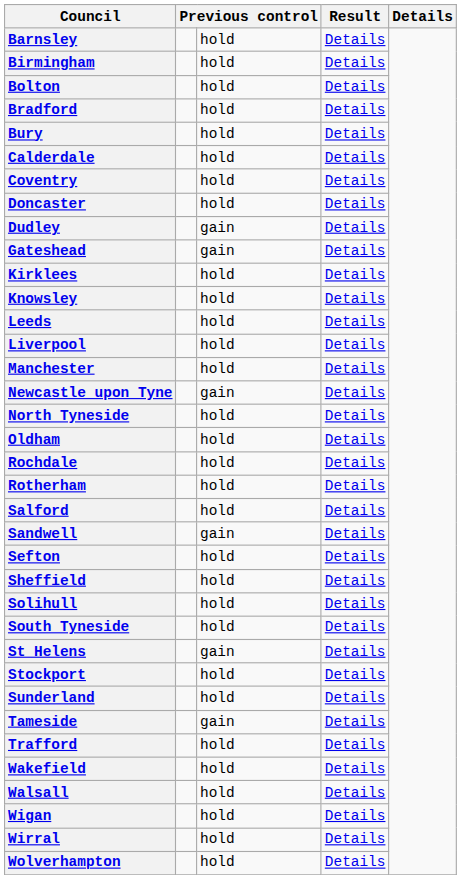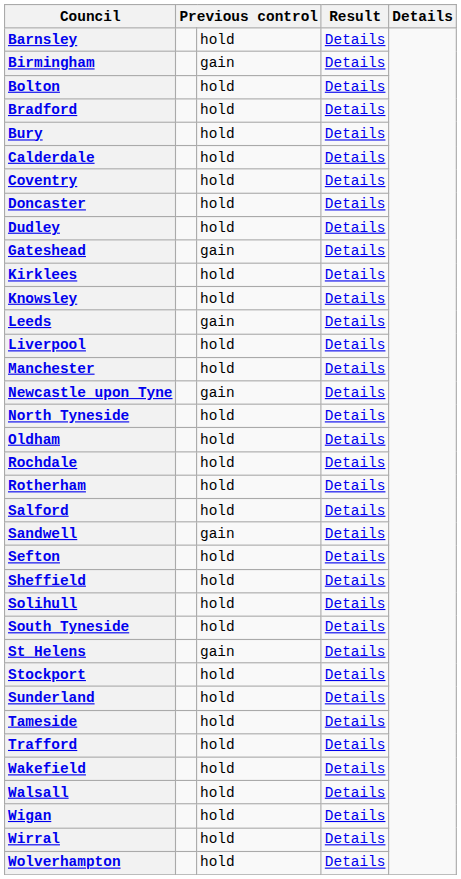(217, 63) hold -> (217, 63) gain
(217, 228) gain -> (217, 228) hold
(217, 322) hold -> (217, 322) gain
(217, 722) gain -> (217, 722) hold
